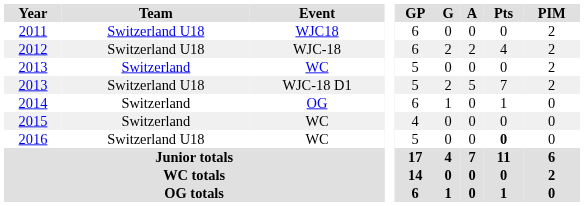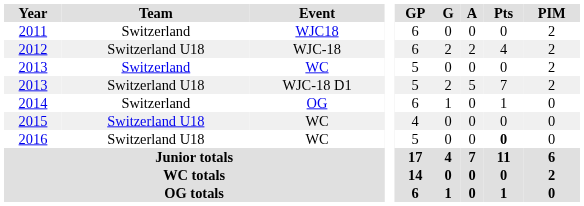(156, 31) Switzerland U18 -> (156, 31) Switzerland
(156, 121) Switzerland -> (156, 121) Switzerland U18
